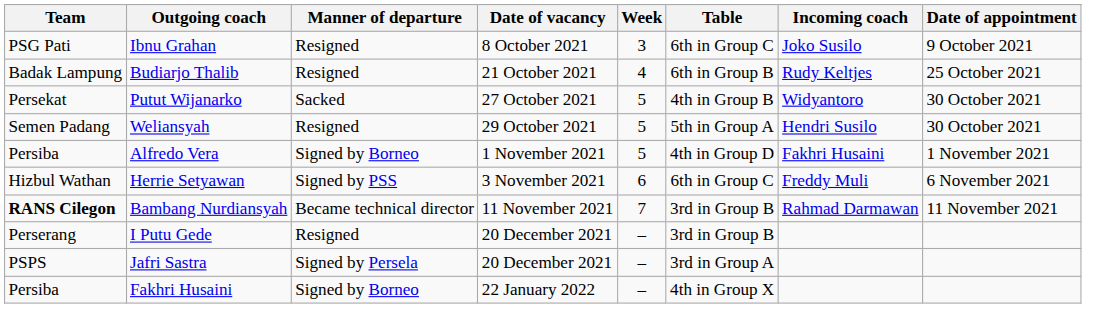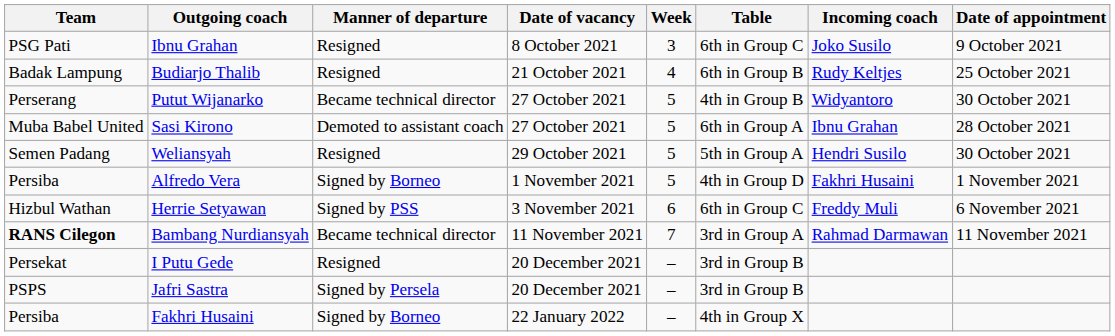(37, 99) Persekat -> (42, 99) Perserang
(320, 99) Sacked -> (406, 99) Became technical director
+ row: (192, 126)
(722, 208) 3rd in Group B -> (752, 235) 3rd in Group A
(42, 235) Perserang -> (37, 262) Persekat
(722, 262) 3rd in Group A -> (752, 289) 3rd in Group B
